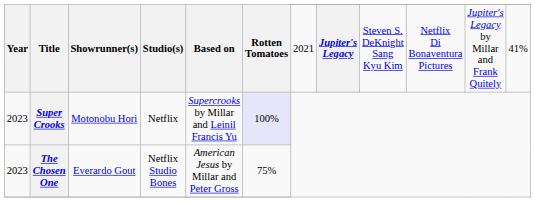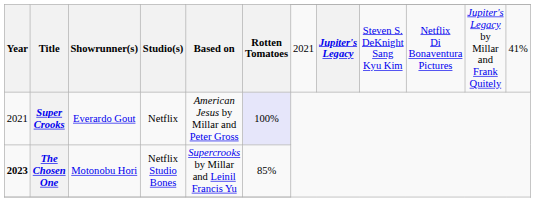(17, 118) 2023 -> (17, 118) 2021
(104, 118) Motonobu Hori -> (104, 118) Everardo Gout
(214, 118) Supercrooks by Millar and Leinil Francis Yu -> (214, 118) American Jesus by Millar and Peter Gross
(17, 171) normal -> (17, 171) bold
(104, 171) Everardo Gout -> (104, 171) Motonobu Hori
(214, 171) American Jesus by Millar and Peter Gross -> (214, 171) Supercrooks by Millar and Leinil Francis Yu
(267, 171) 75% -> (267, 171) 85%
